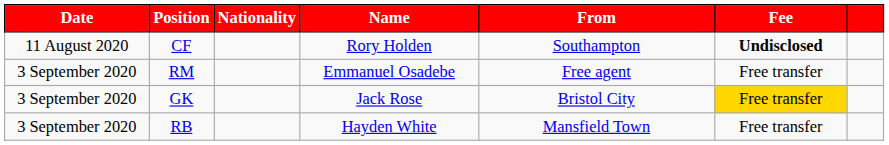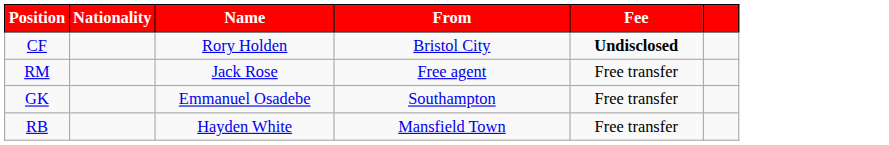- column: (77, 18)
(596, 45) Southampton -> (452, 45) Bristol City
(389, 72) Emmanuel Osadebe -> (245, 72) Jack Rose
(389, 99) Jack Rose -> (245, 99) Emmanuel Osadebe
(596, 99) Bristol City -> (452, 99) Southampton
(781, 99) gold background -> (636, 99) no background
